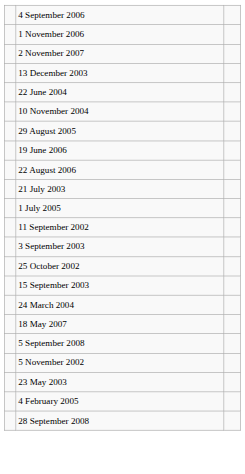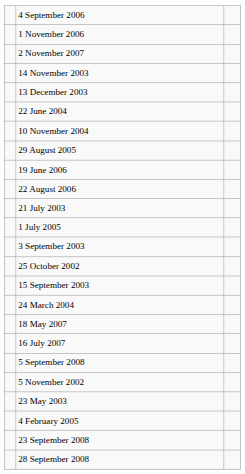+ row: (53, 73)
- row: (54, 227)
+ row: (42, 343)
+ row: (54, 440)
